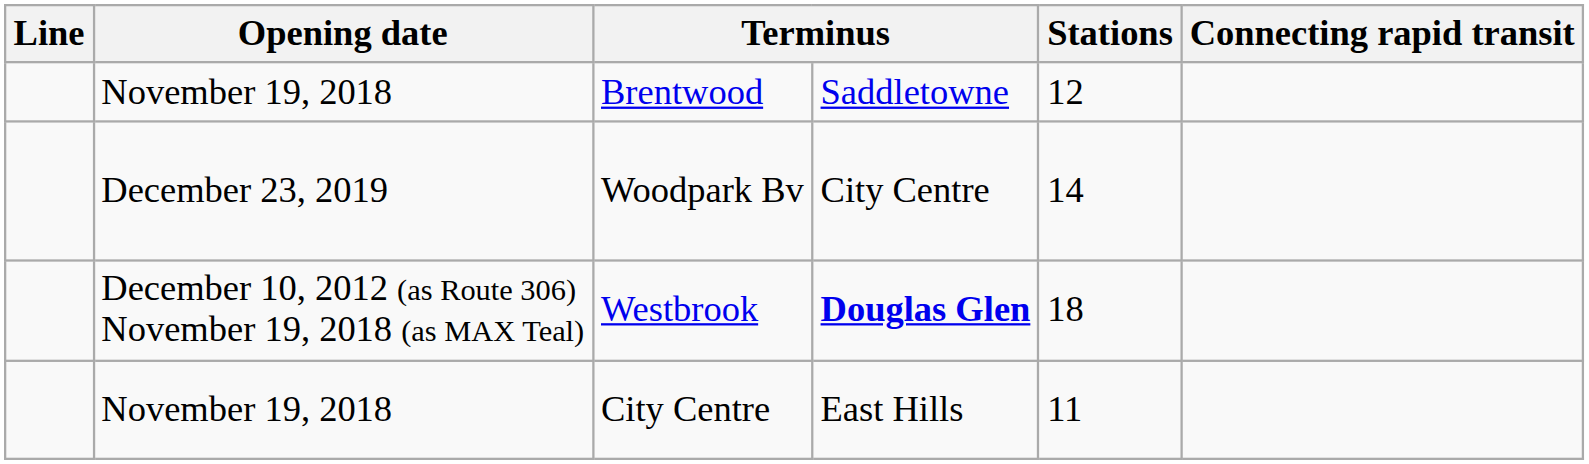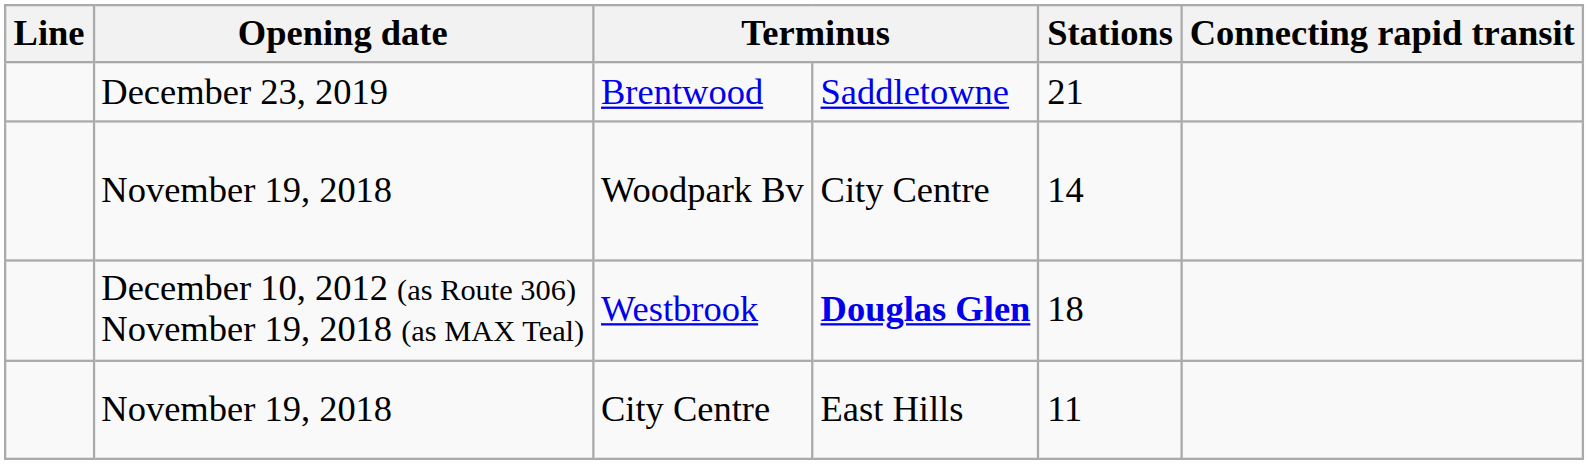(247, 91) November 19, 2018 -> (245, 91) December 23, 2019
(1065, 91) 12 -> (1065, 91) 21
(245, 190) December 23, 2019 -> (247, 190) November 19, 2018
